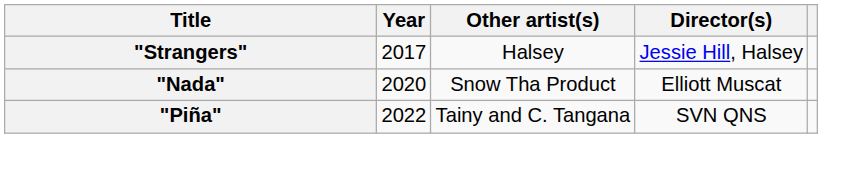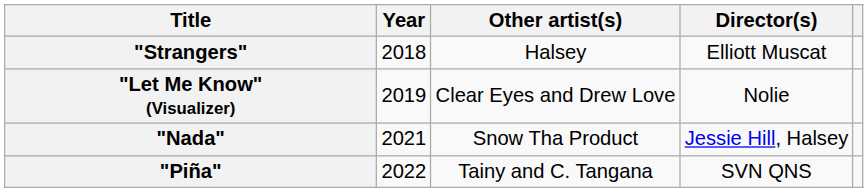(404, 52) 2017 -> (404, 52) 2018
(721, 52) Jessie Hill, Halsey -> (766, 52) Elliott Muscat
+ row: (191, 95)
(404, 84) 2020 -> (404, 139) 2021
(721, 84) Elliott Muscat -> (766, 139) Jessie Hill, Halsey
